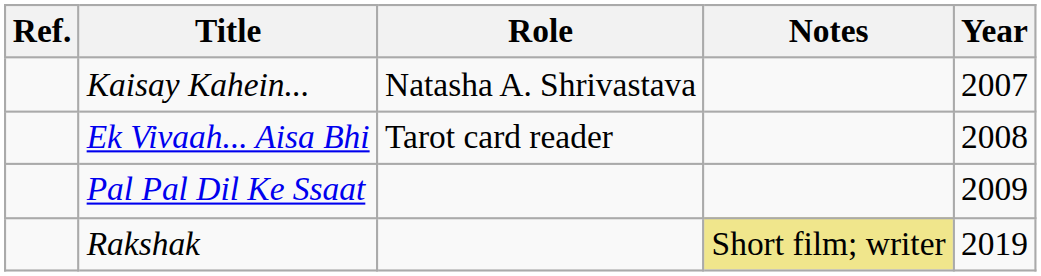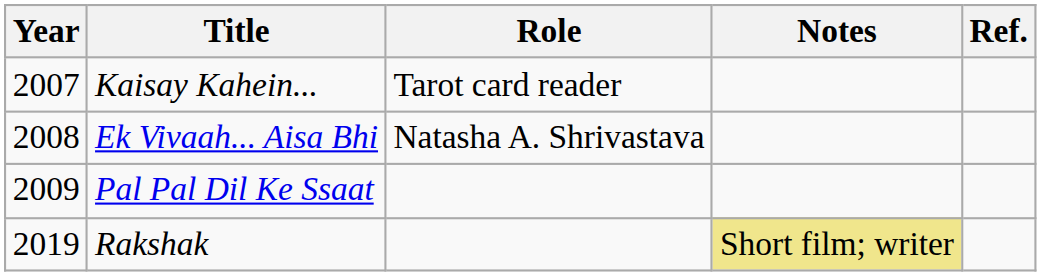columns swapped: (994, 31) <-> (42, 31)
(541, 84) Natasha A. Shrivastava -> (507, 84) Tarot card reader
(499, 137) Tarot card reader -> (549, 137) Natasha A. Shrivastava
